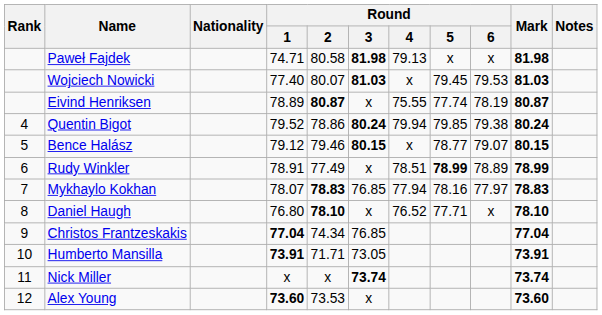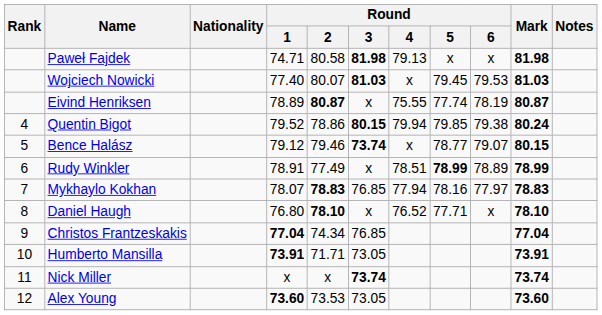(369, 124) 80.24 -> (369, 124) 80.15
(369, 146) 80.15 -> (369, 146) 73.74
(369, 299) x -> (369, 299) 73.05
